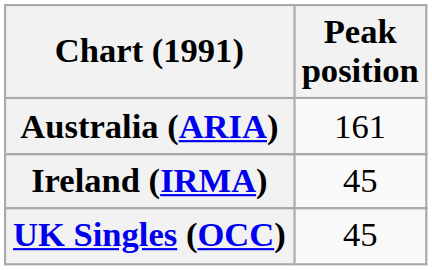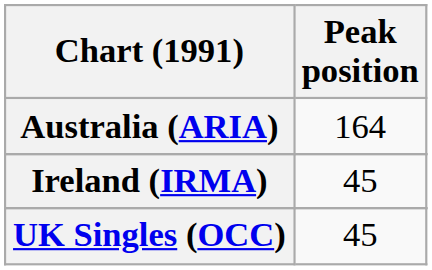(360, 125) 161 -> (360, 125) 164
